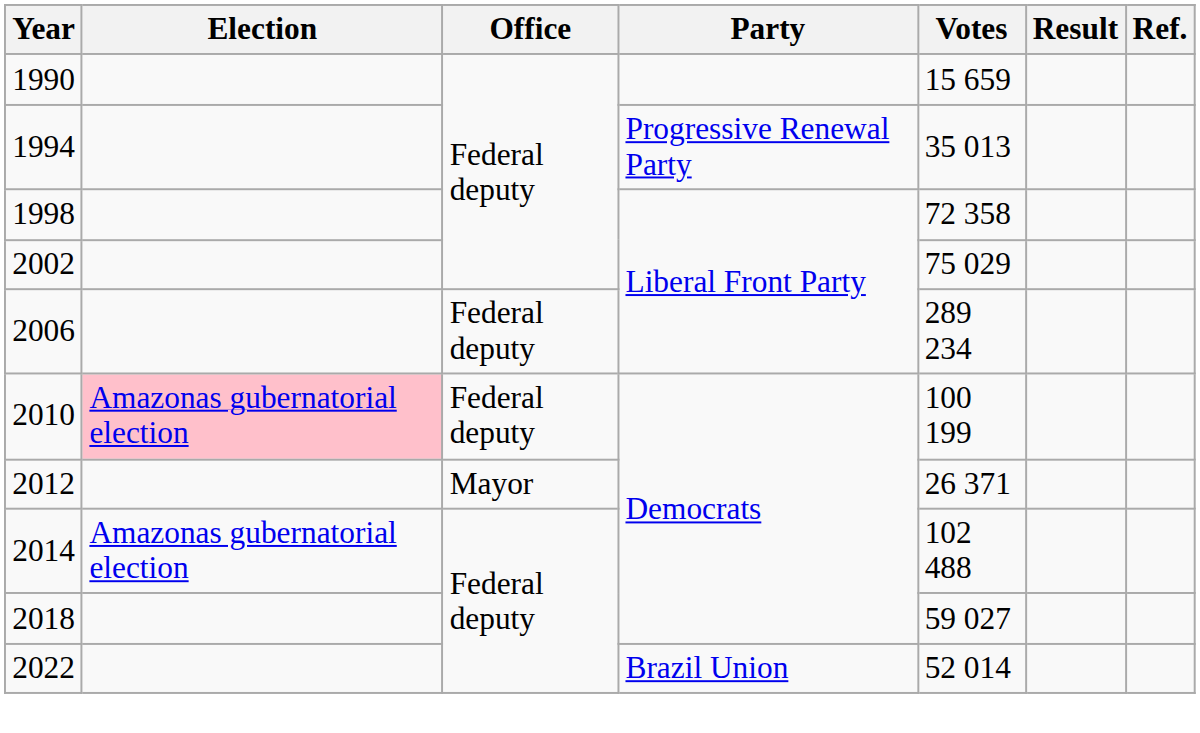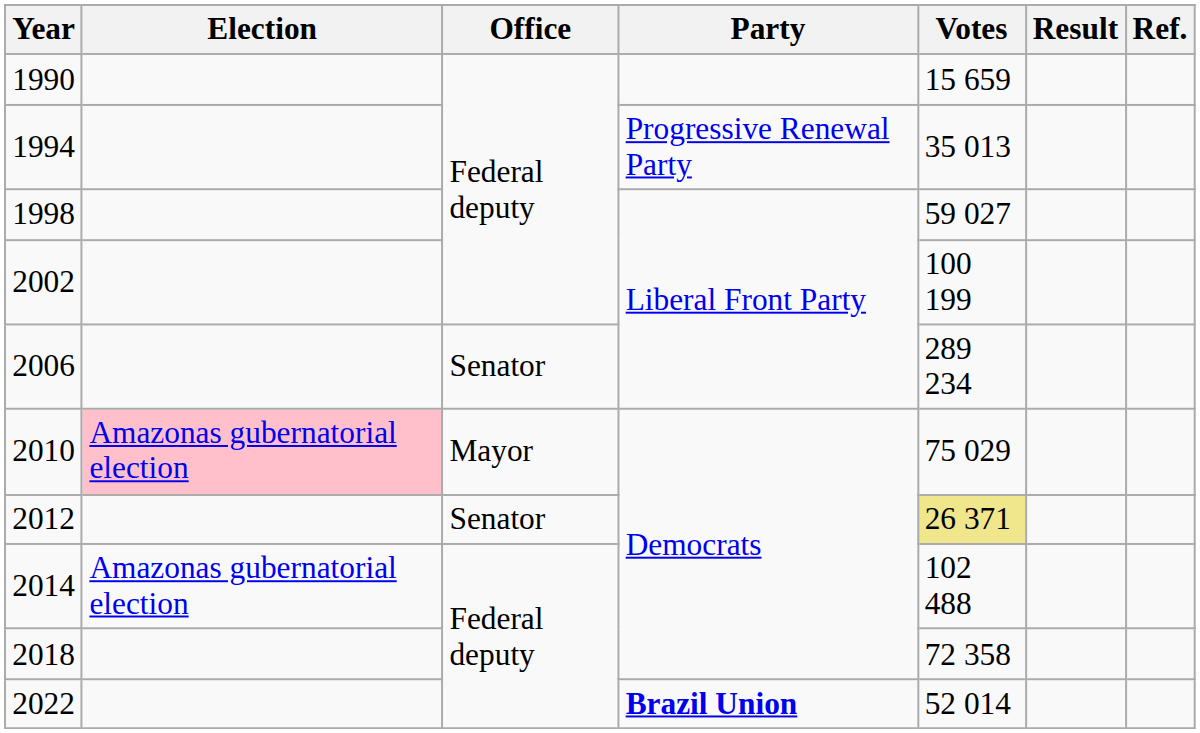(968, 213) 72 358 -> (968, 213) 59 027
(968, 263) 75 029 -> (948, 281) 100 199
(497, 330) Federal deputy -> (497, 366) Senator
(497, 415) Federal deputy -> (491, 451) Mayor
(948, 415) 100 199 -> (968, 451) 75 029
(491, 483) Mayor -> (497, 518) Senator
(968, 483) no background -> (968, 518) khaki background
(968, 618) 59 027 -> (968, 653) 72 358
(707, 667) normal -> (711, 703) bold
